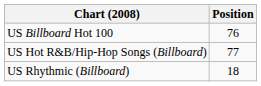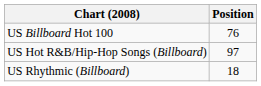(233, 52) 77 -> (233, 52) 97
